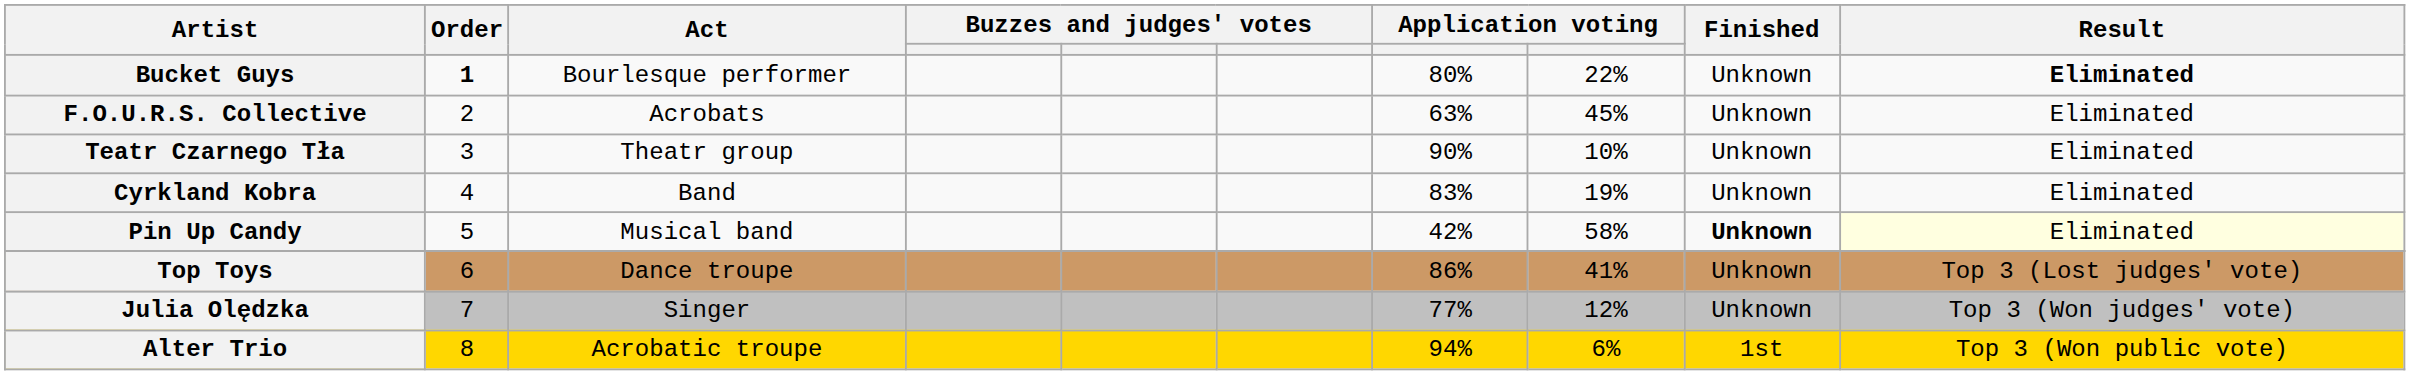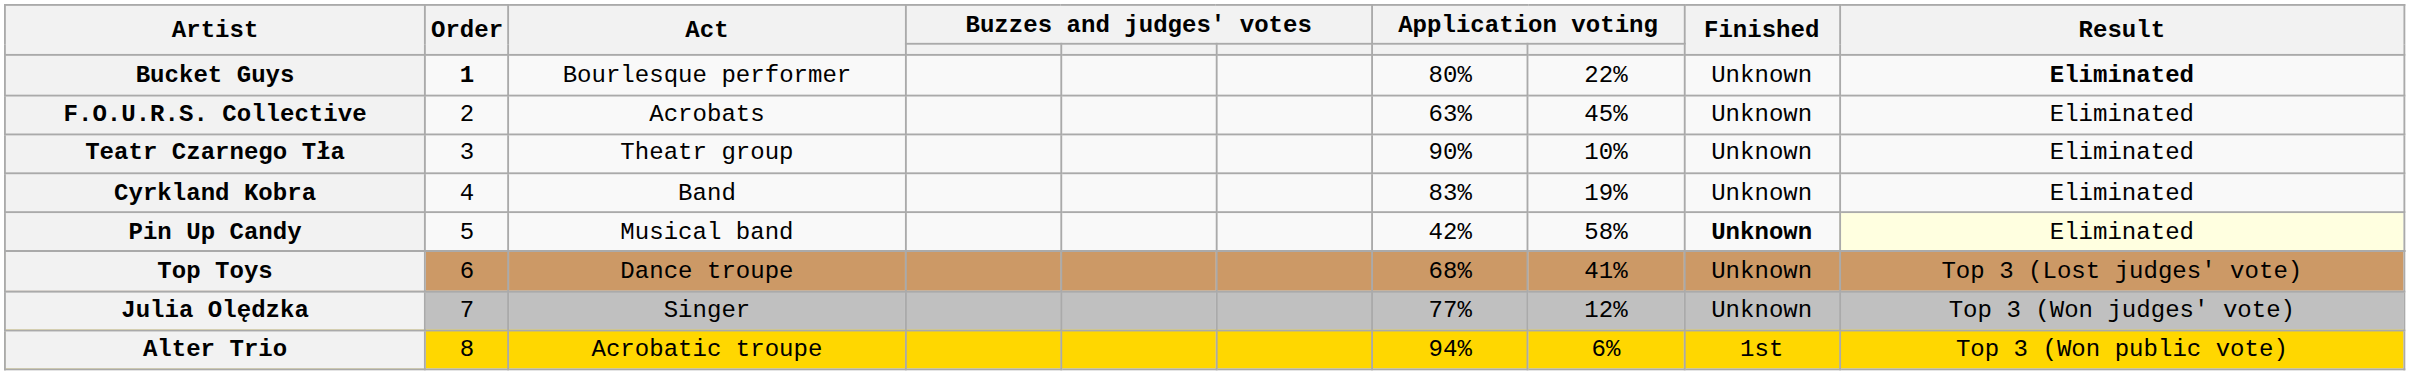(1450, 271) 86% -> (1450, 271) 68%
